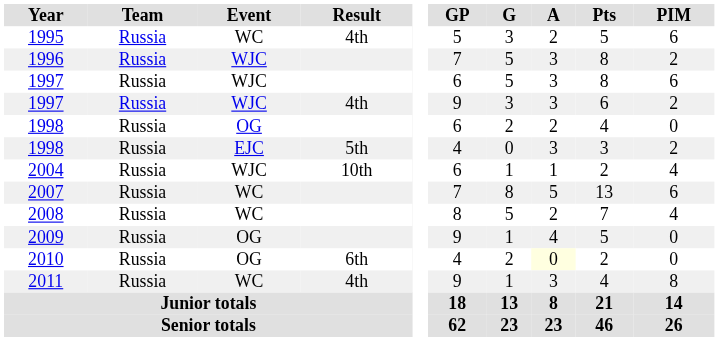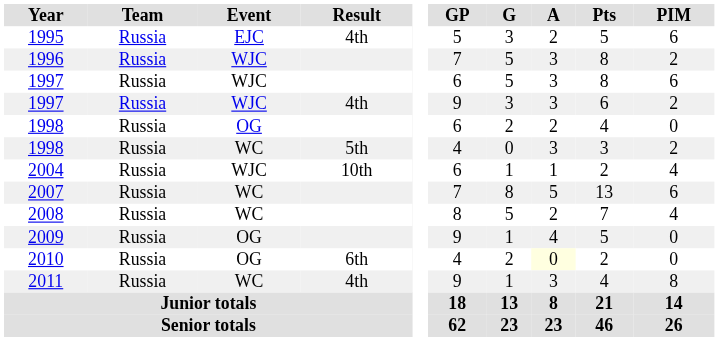(249, 37) WC -> (249, 37) EJC
(249, 148) EJC -> (249, 148) WC
